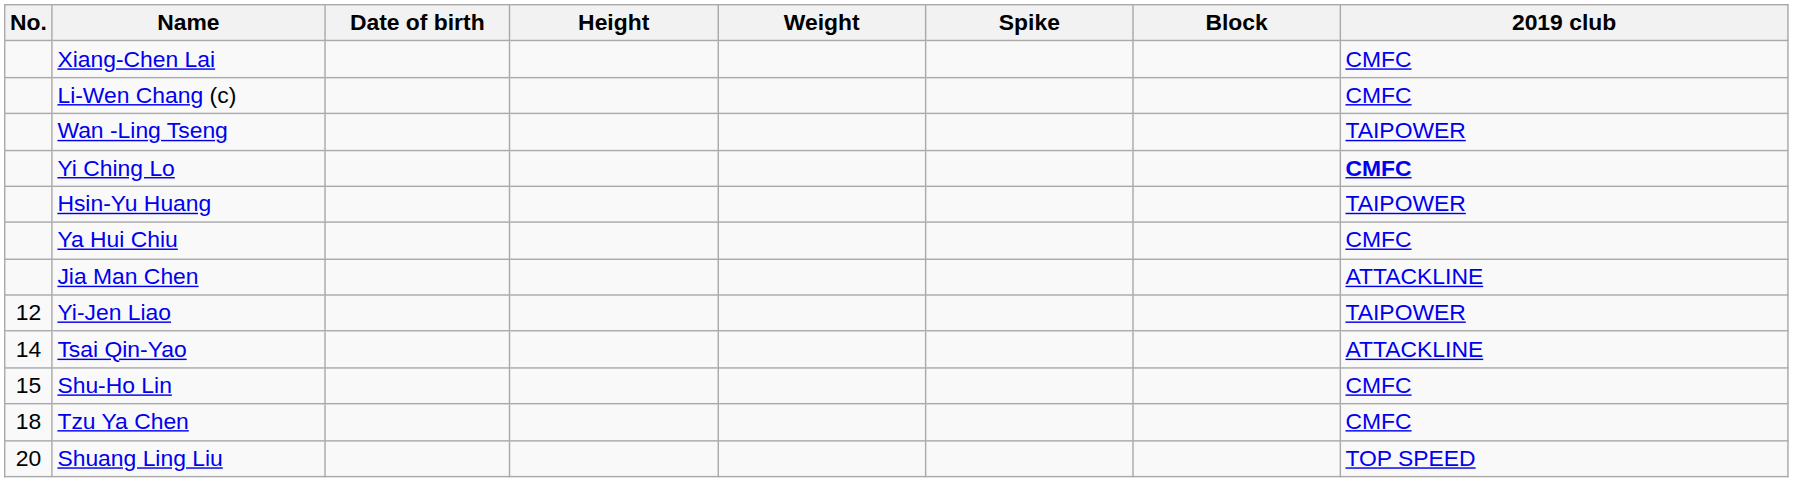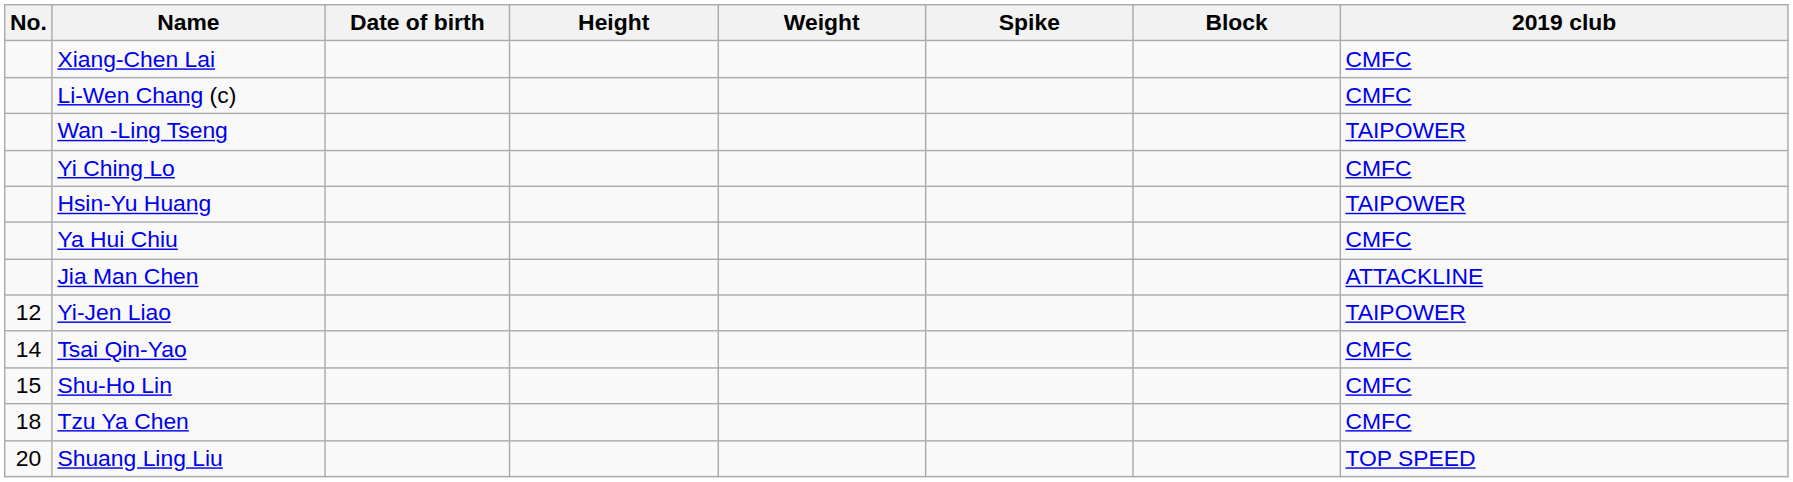(1379, 167) bold -> (1379, 167) normal
(1414, 349) ATTACKLINE -> (1379, 349) CMFC
